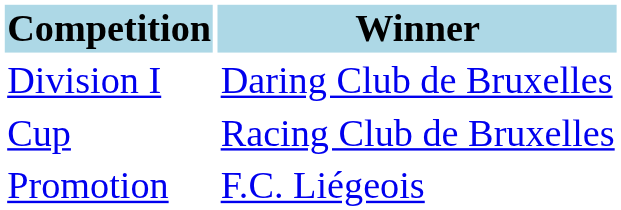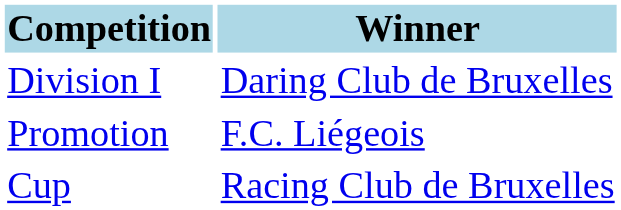rows swapped: (88, 185) <-> (39, 133)
